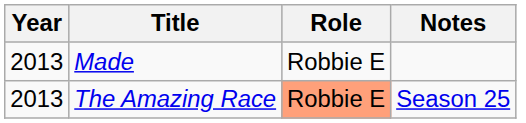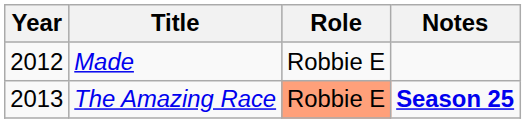(37, 61) 2013 -> (37, 61) 2012
(453, 99) normal -> (455, 99) bold
